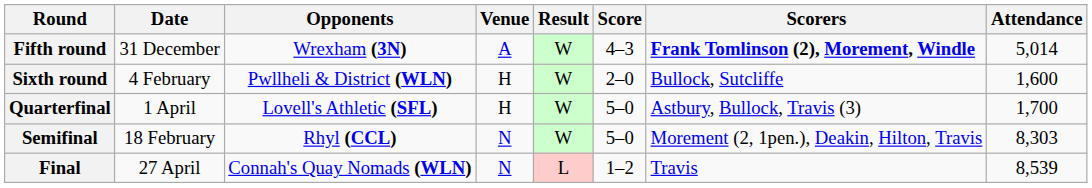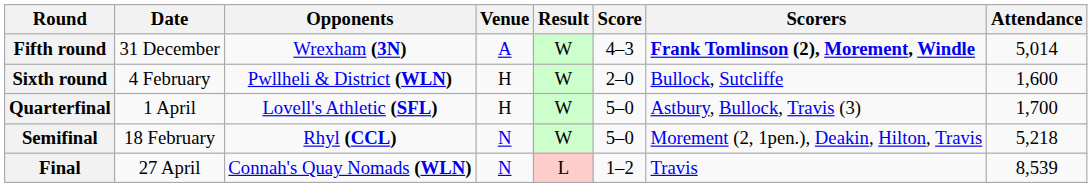(1037, 138) 8,303 -> (1037, 138) 5,218
